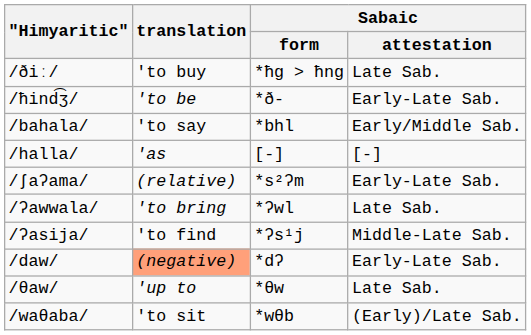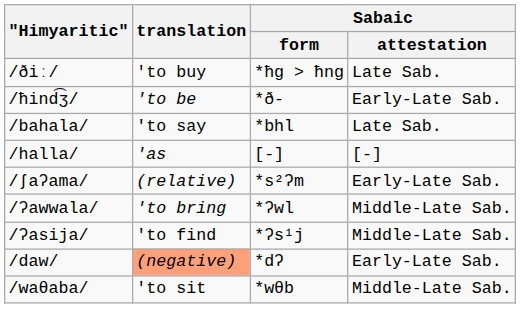(437, 127) Early/Middle Sab. -> (397, 127) Late Sab.
(397, 208) Late Sab. -> (432, 208) Middle-Late Sab.
- row: (34, 289)
(437, 317) (Early)/Late Sab. -> (432, 289) Middle-Late Sab.
